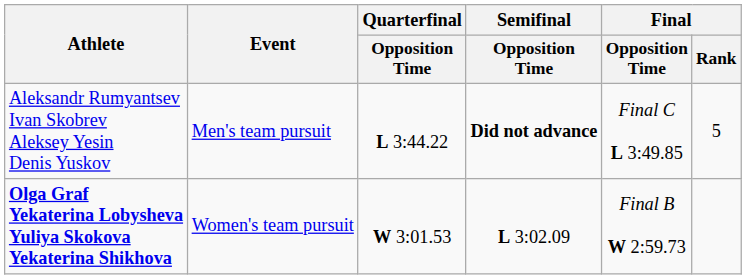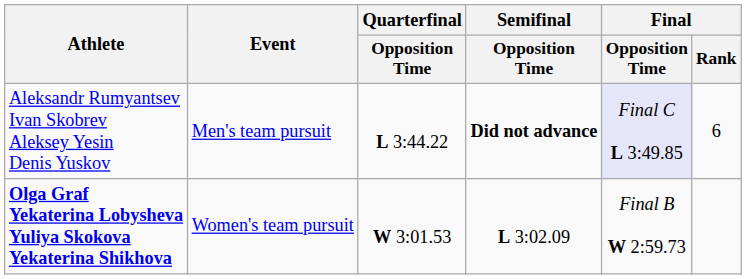(647, 131) no background -> (647, 131) lavender background
(716, 131) 5 -> (716, 131) 6
